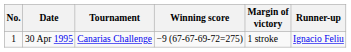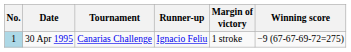columns swapped: (200, 18) <-> (318, 18)
(14, 39) no background -> (14, 39) lightblue background
